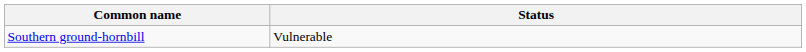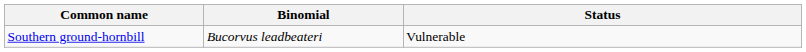+ column: (303, 15)
